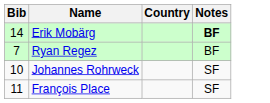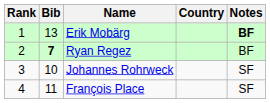+ column: (22, 13)
(17, 32) 14 -> (51, 32) 13
(17, 51) normal -> (51, 51) bold
